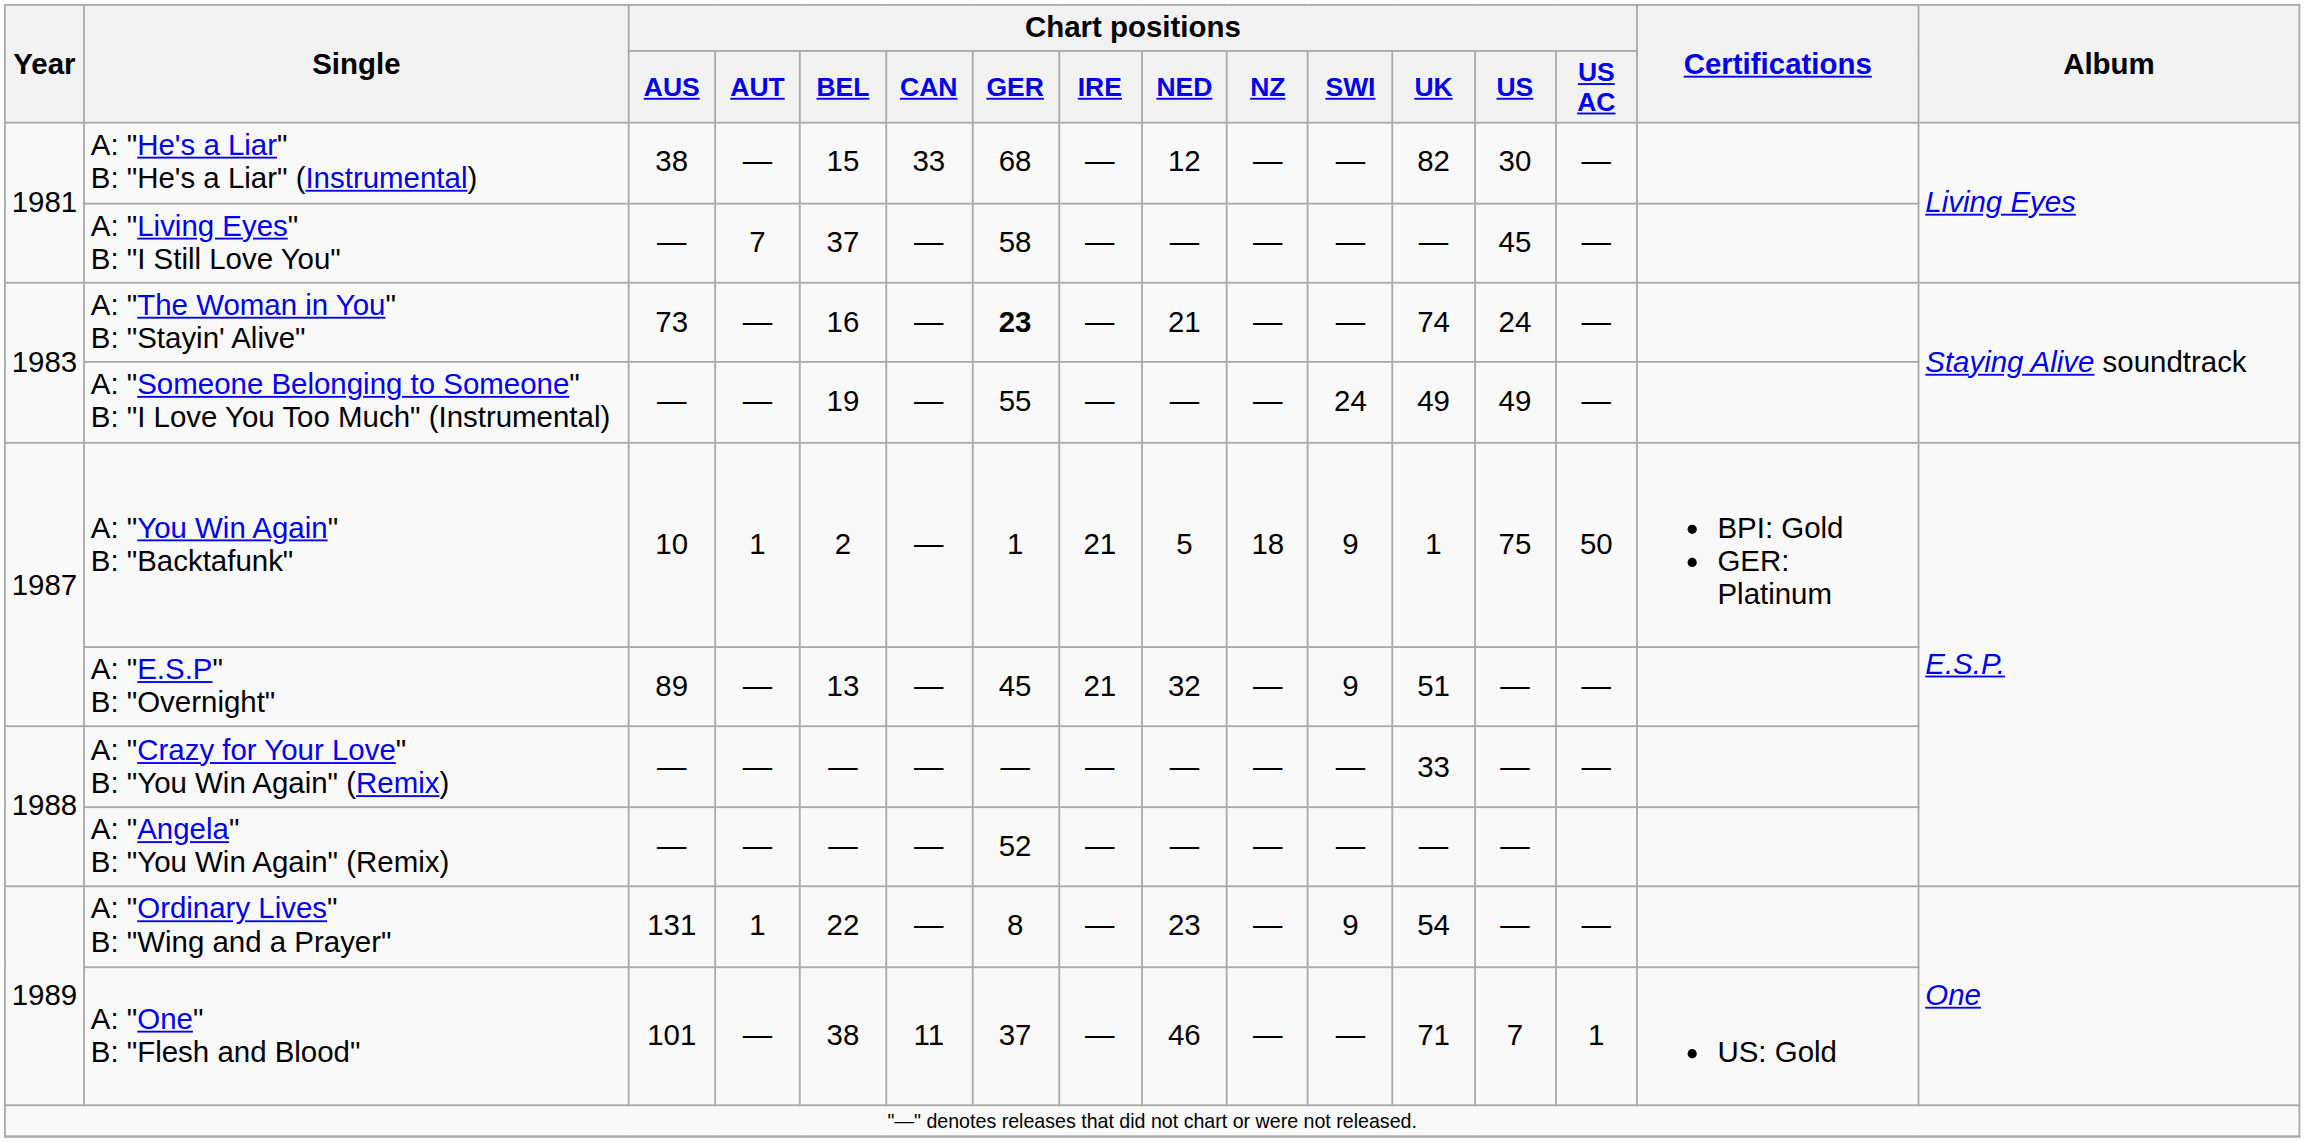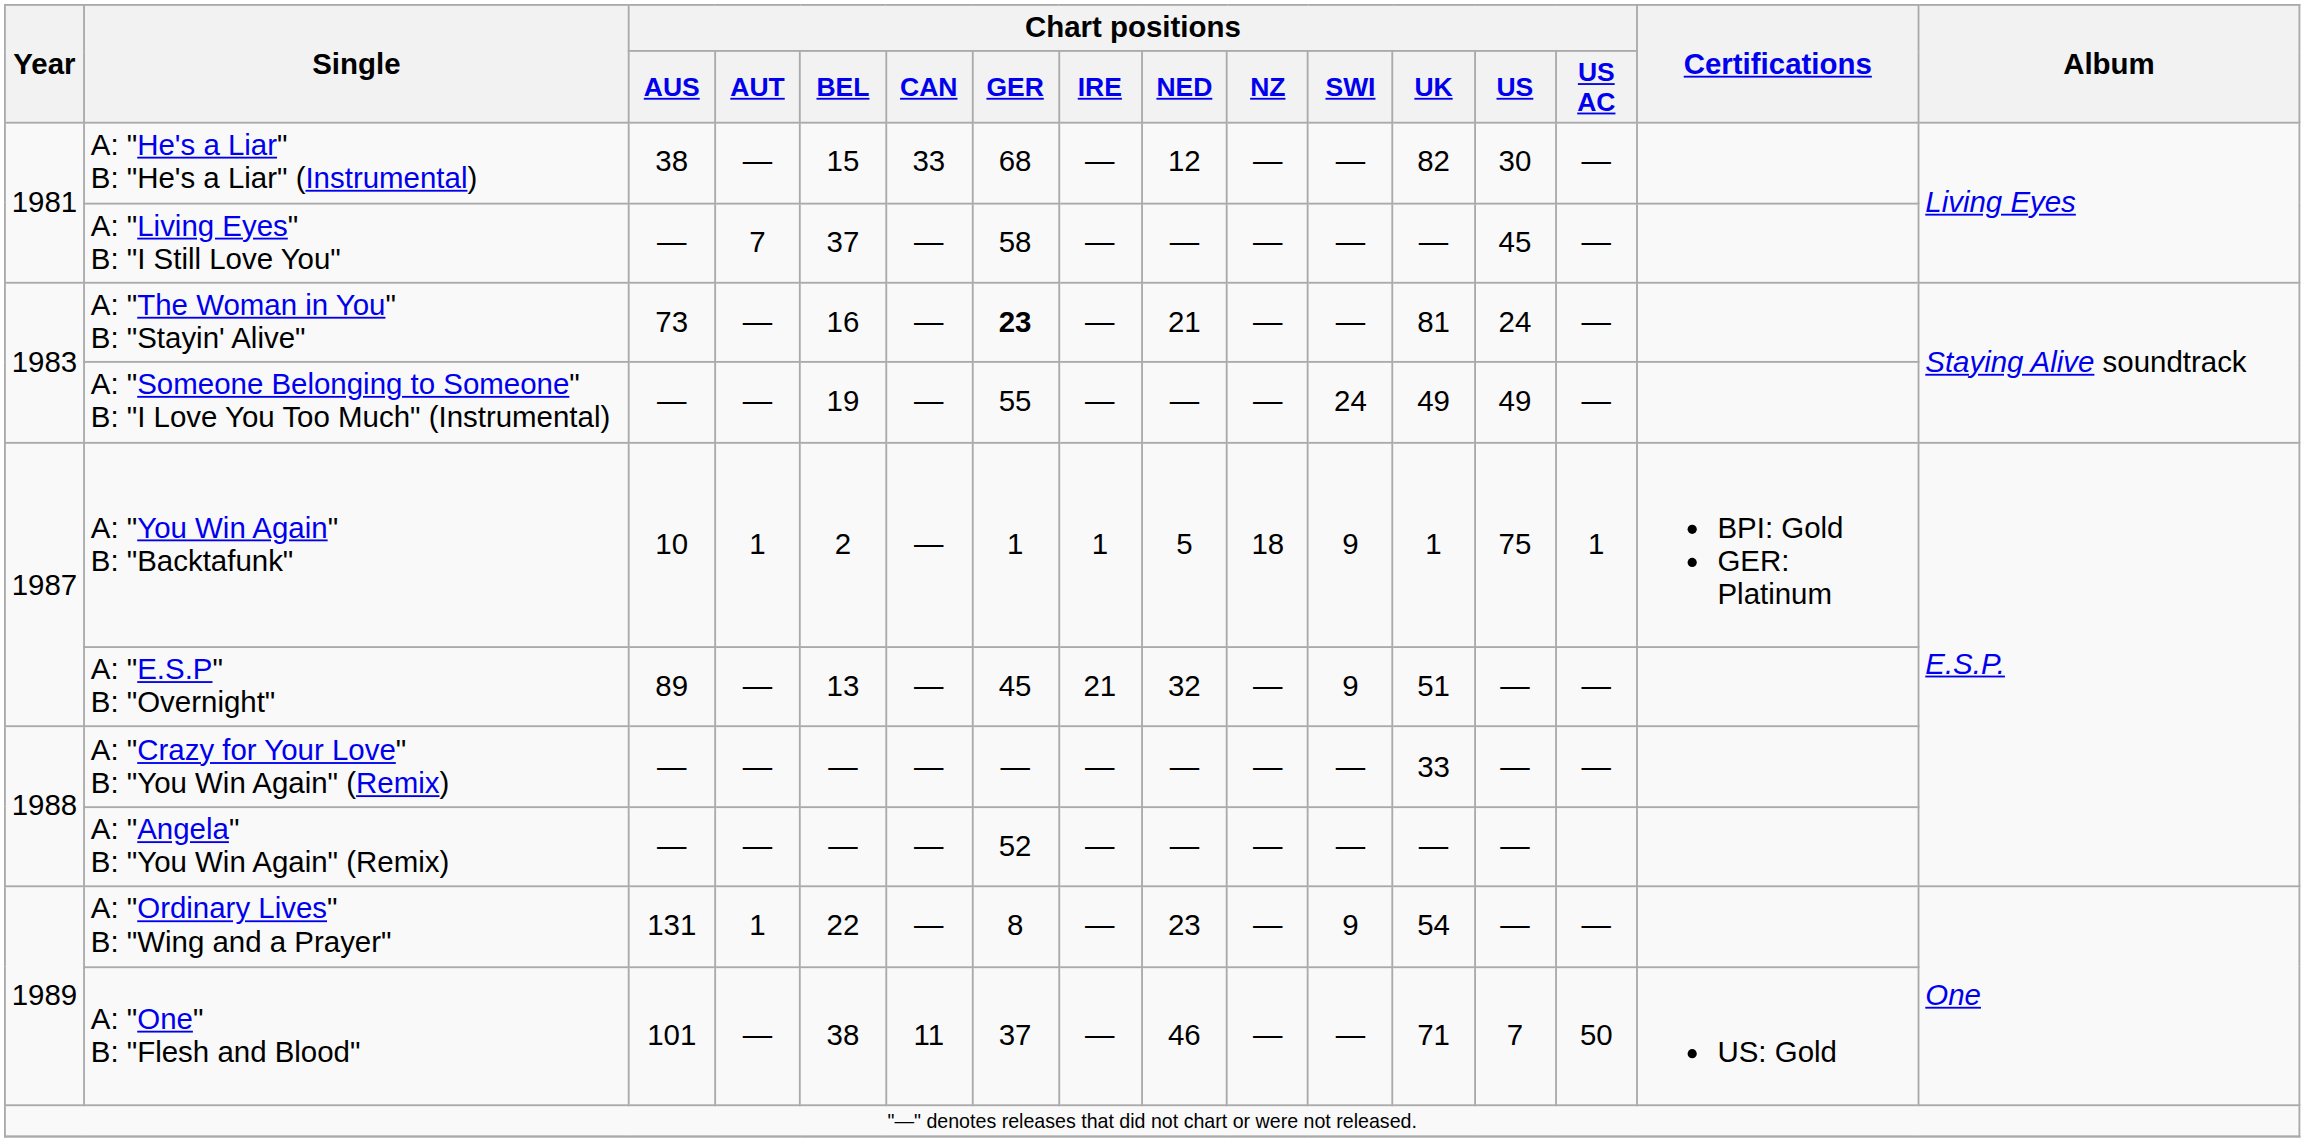(1434, 322) 74 -> (1434, 322) 81
(1100, 544) 21 -> (1100, 544) 1
(1596, 544) 50 -> (1596, 544) 1
(1596, 1035) 1 -> (1596, 1035) 50
